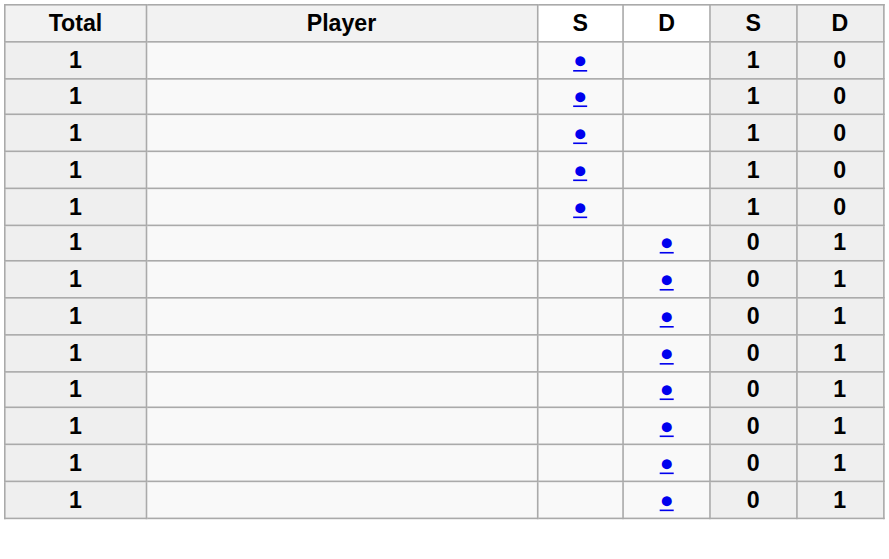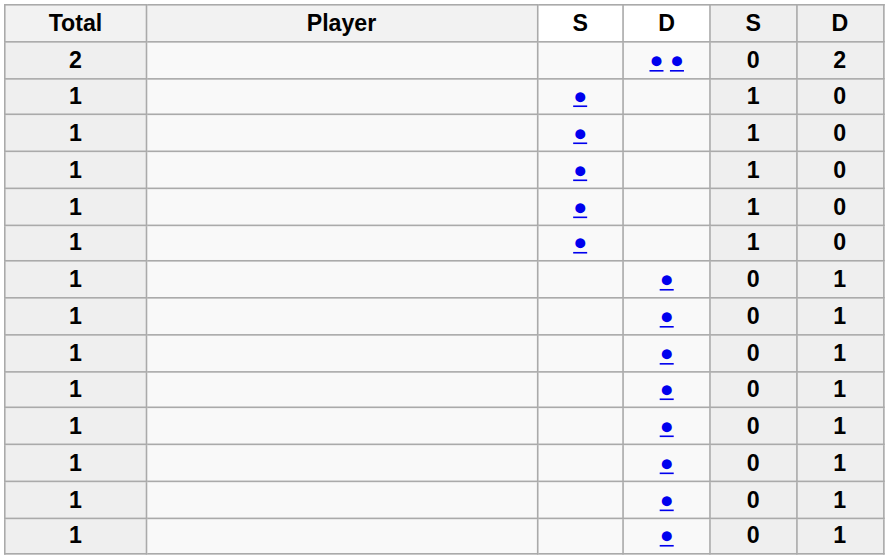+ row: (75, 60)
